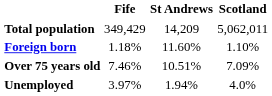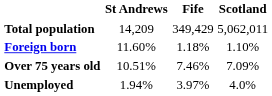columns swapped: (182, 9) <-> (125, 9)
